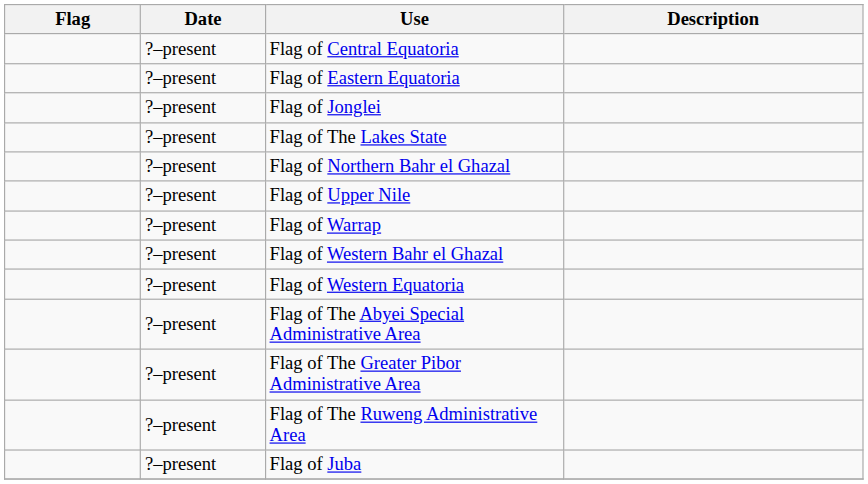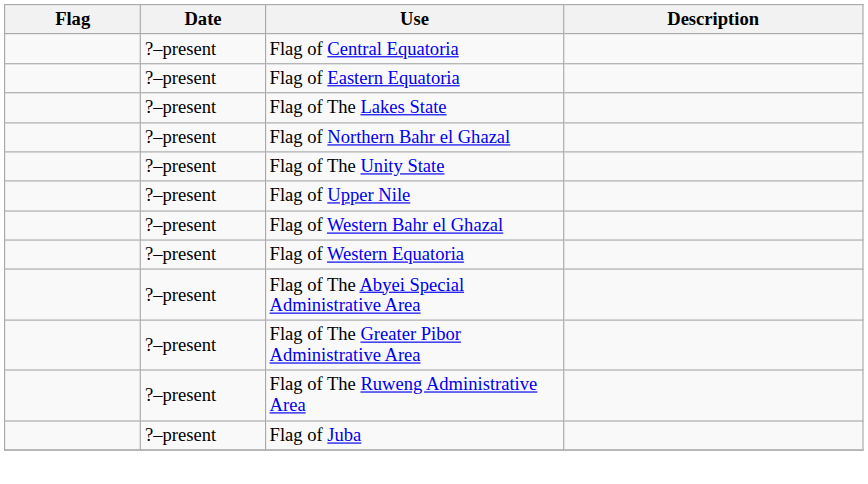- row: (325, 107)
+ row: (357, 166)
- row: (325, 225)
